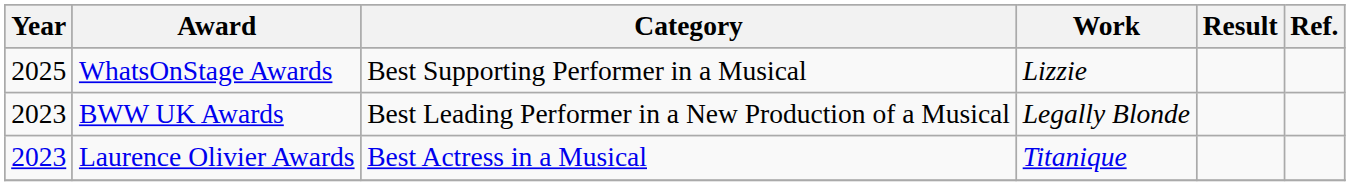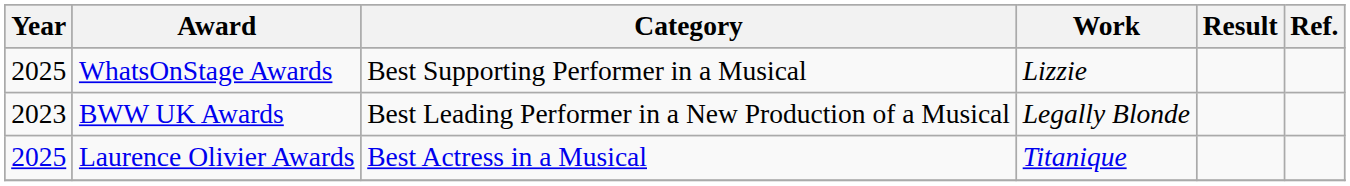(39, 157) 2023 -> (39, 157) 2025
